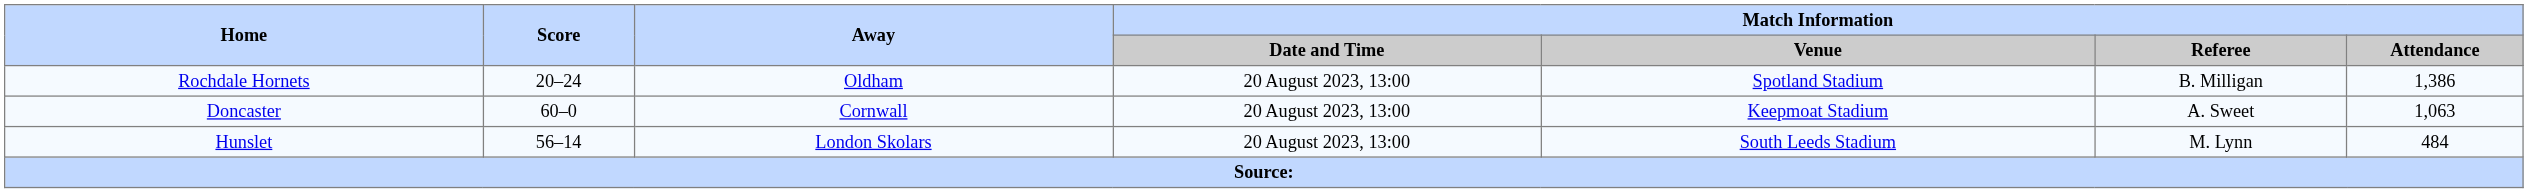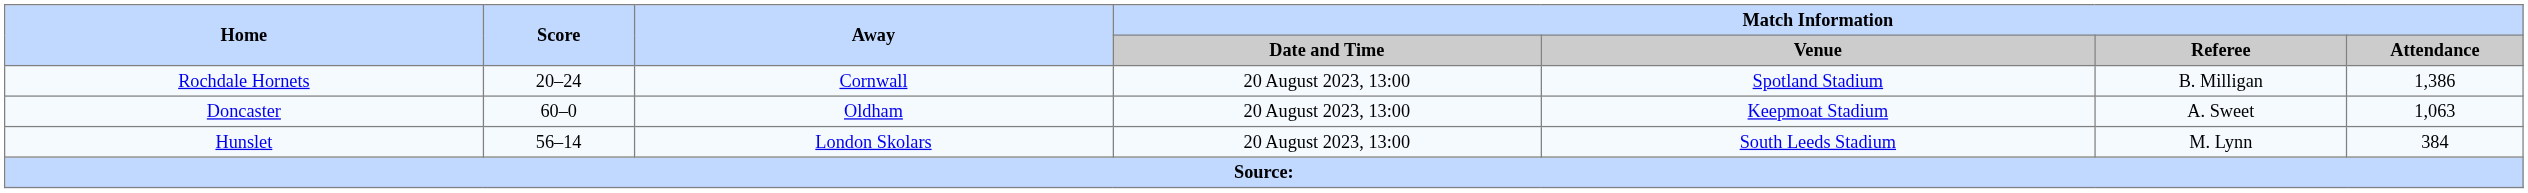(873, 80) Oldham -> (873, 80) Cornwall
(873, 111) Cornwall -> (873, 111) Oldham
(2435, 141) 484 -> (2435, 141) 384
